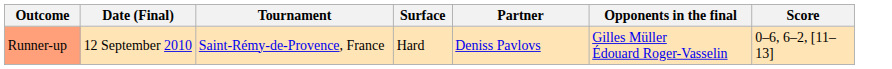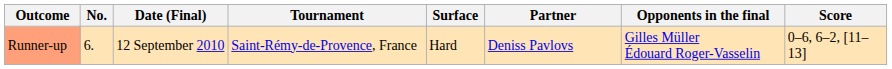+ column: (97, 15)
